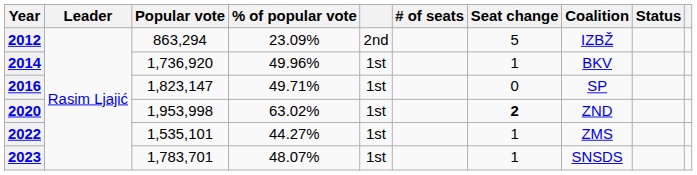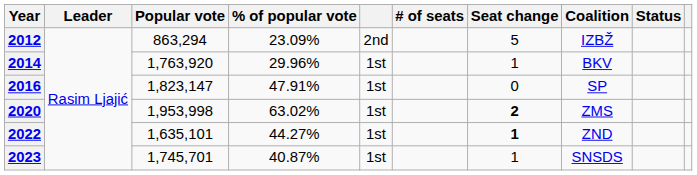(180, 63) 1,736,920 -> (180, 63) 1,763,920
(294, 63) 49.96% -> (294, 63) 29.96%
(294, 87) 49.71% -> (294, 87) 47.91%
(597, 110) ZND -> (597, 110) ZMS
(180, 134) 1,535,101 -> (180, 134) 1,635,101
(515, 134) normal -> (515, 134) bold
(597, 134) ZMS -> (597, 134) ZND
(180, 157) 1,783,701 -> (180, 157) 1,745,701
(294, 157) 48.07% -> (294, 157) 40.87%
